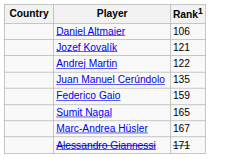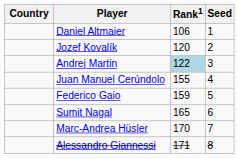+ column: (220, 13)
(181, 47) 121 -> (181, 47) 120
(181, 64) no background -> (181, 64) lightblue background
(181, 80) 135 -> (181, 80) 155
(181, 129) 167 -> (181, 129) 170
